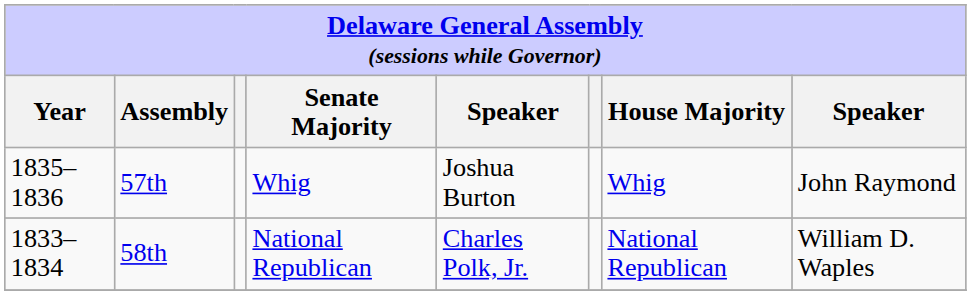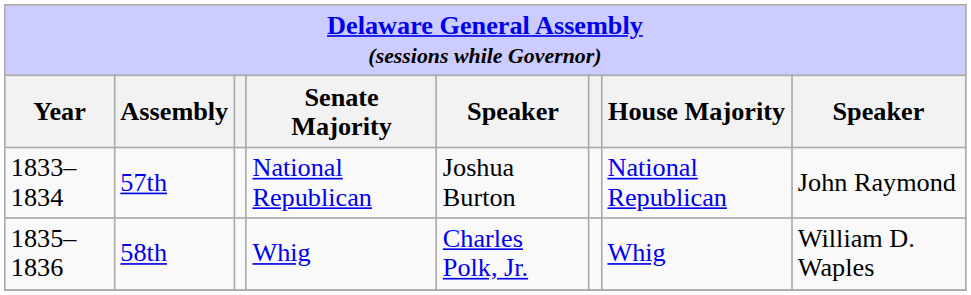(44, 182) 1835–1836 -> (44, 182) 1833–1834
(282, 182) Whig -> (312, 182) National Republican
(637, 182) Whig -> (667, 182) National Republican
(44, 253) 1833–1834 -> (44, 253) 1835–1836
(312, 253) National Republican -> (282, 253) Whig
(667, 253) National Republican -> (637, 253) Whig
